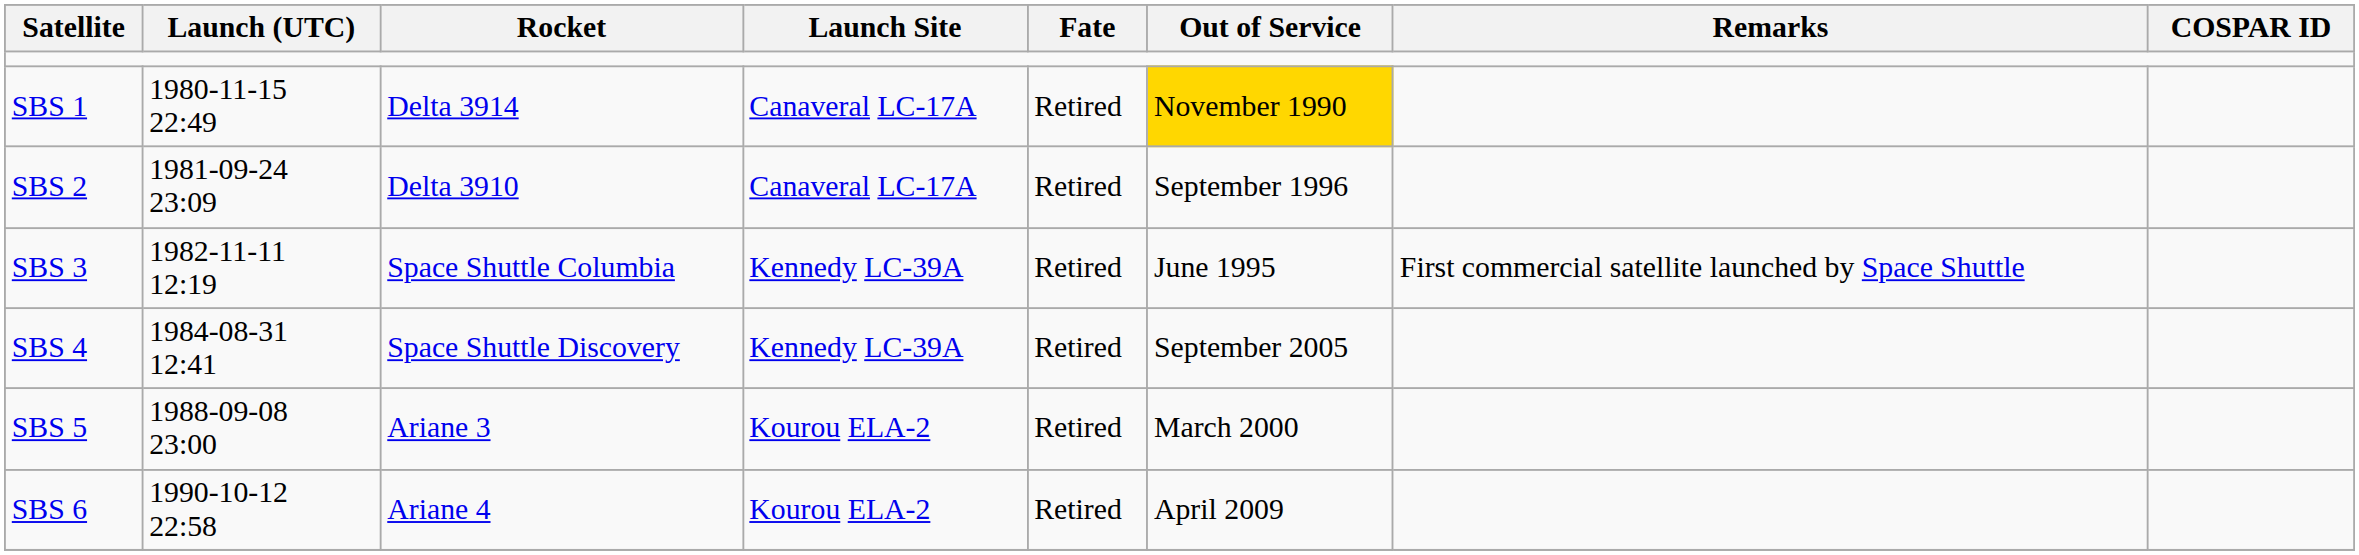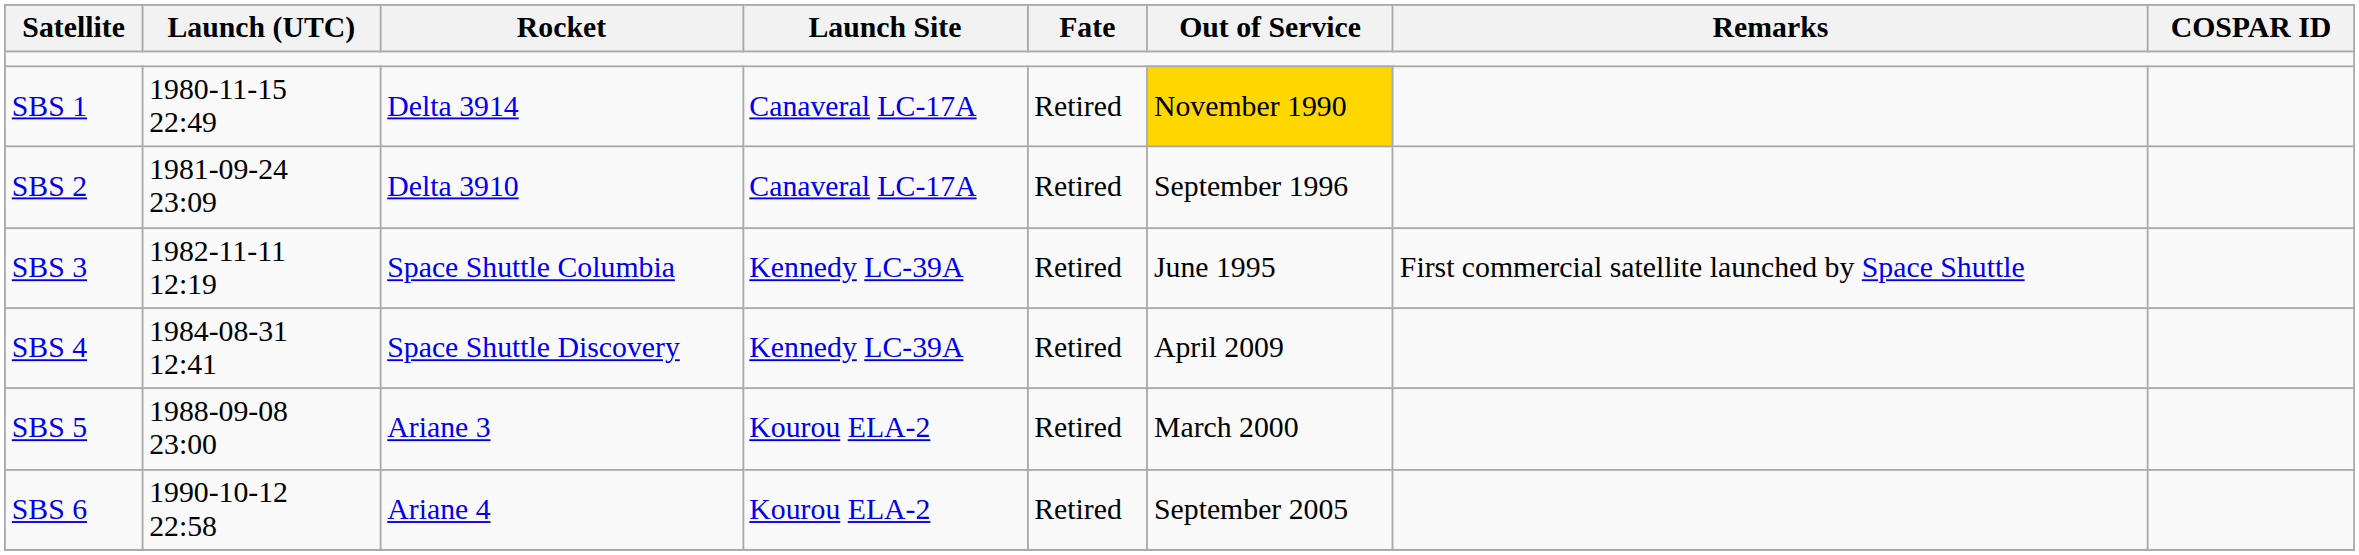(1251, 347) September 2005 -> (1219, 347) April 2009
(1219, 509) April 2009 -> (1251, 509) September 2005
